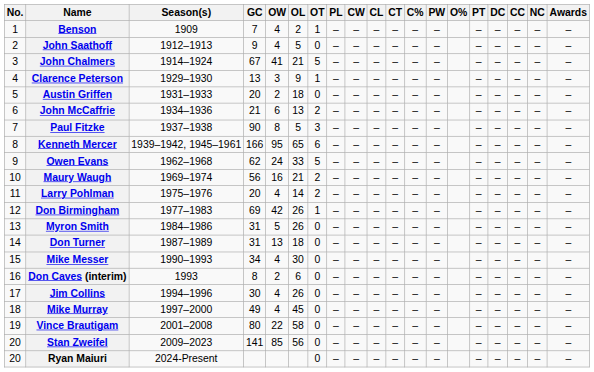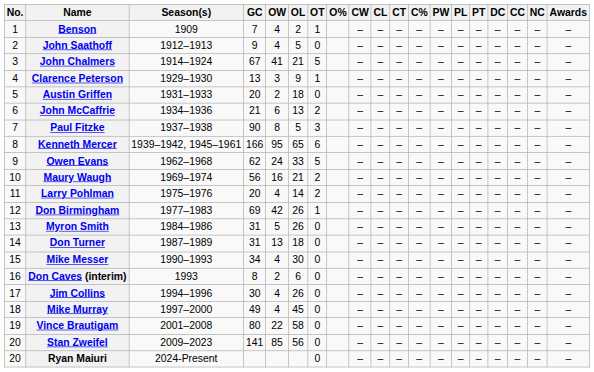columns swapped: (459, 12) <-> (336, 12)
